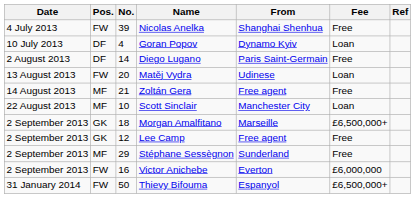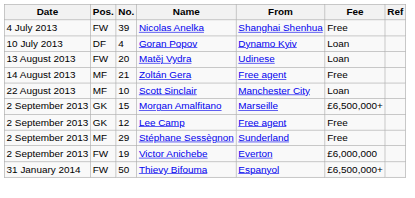- row: (170, 59)
(124, 122) 18 -> (124, 106) 15
(124, 169) 16 -> (124, 153) 19
